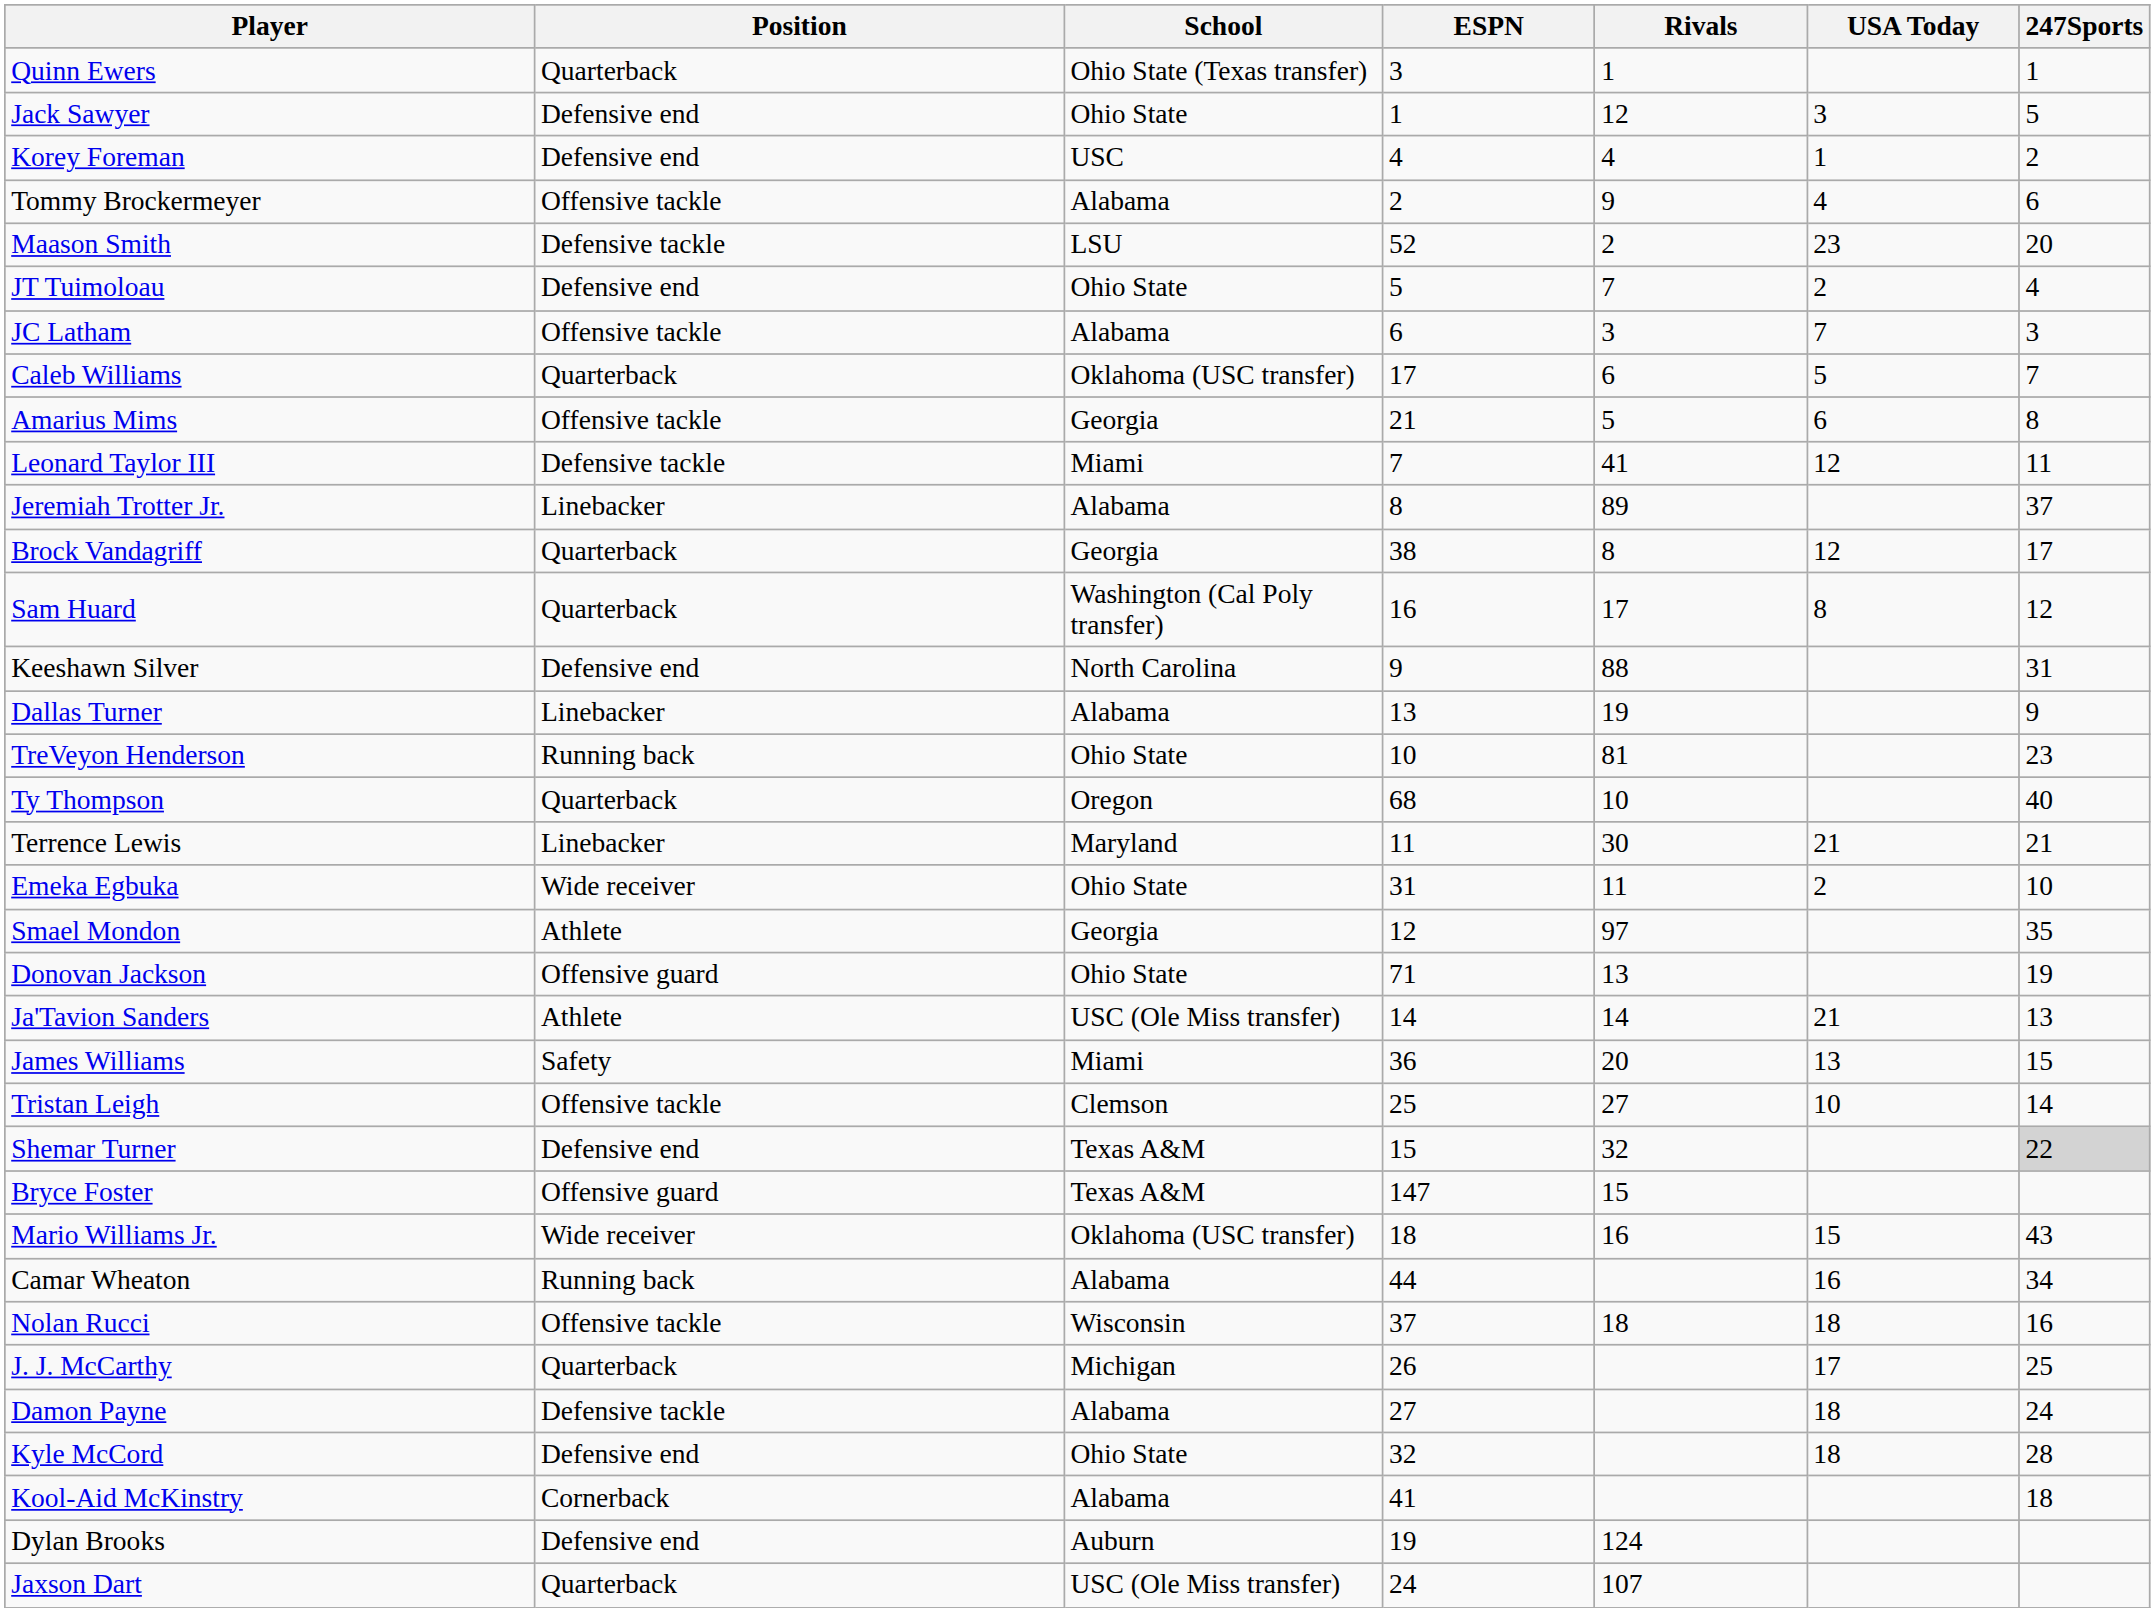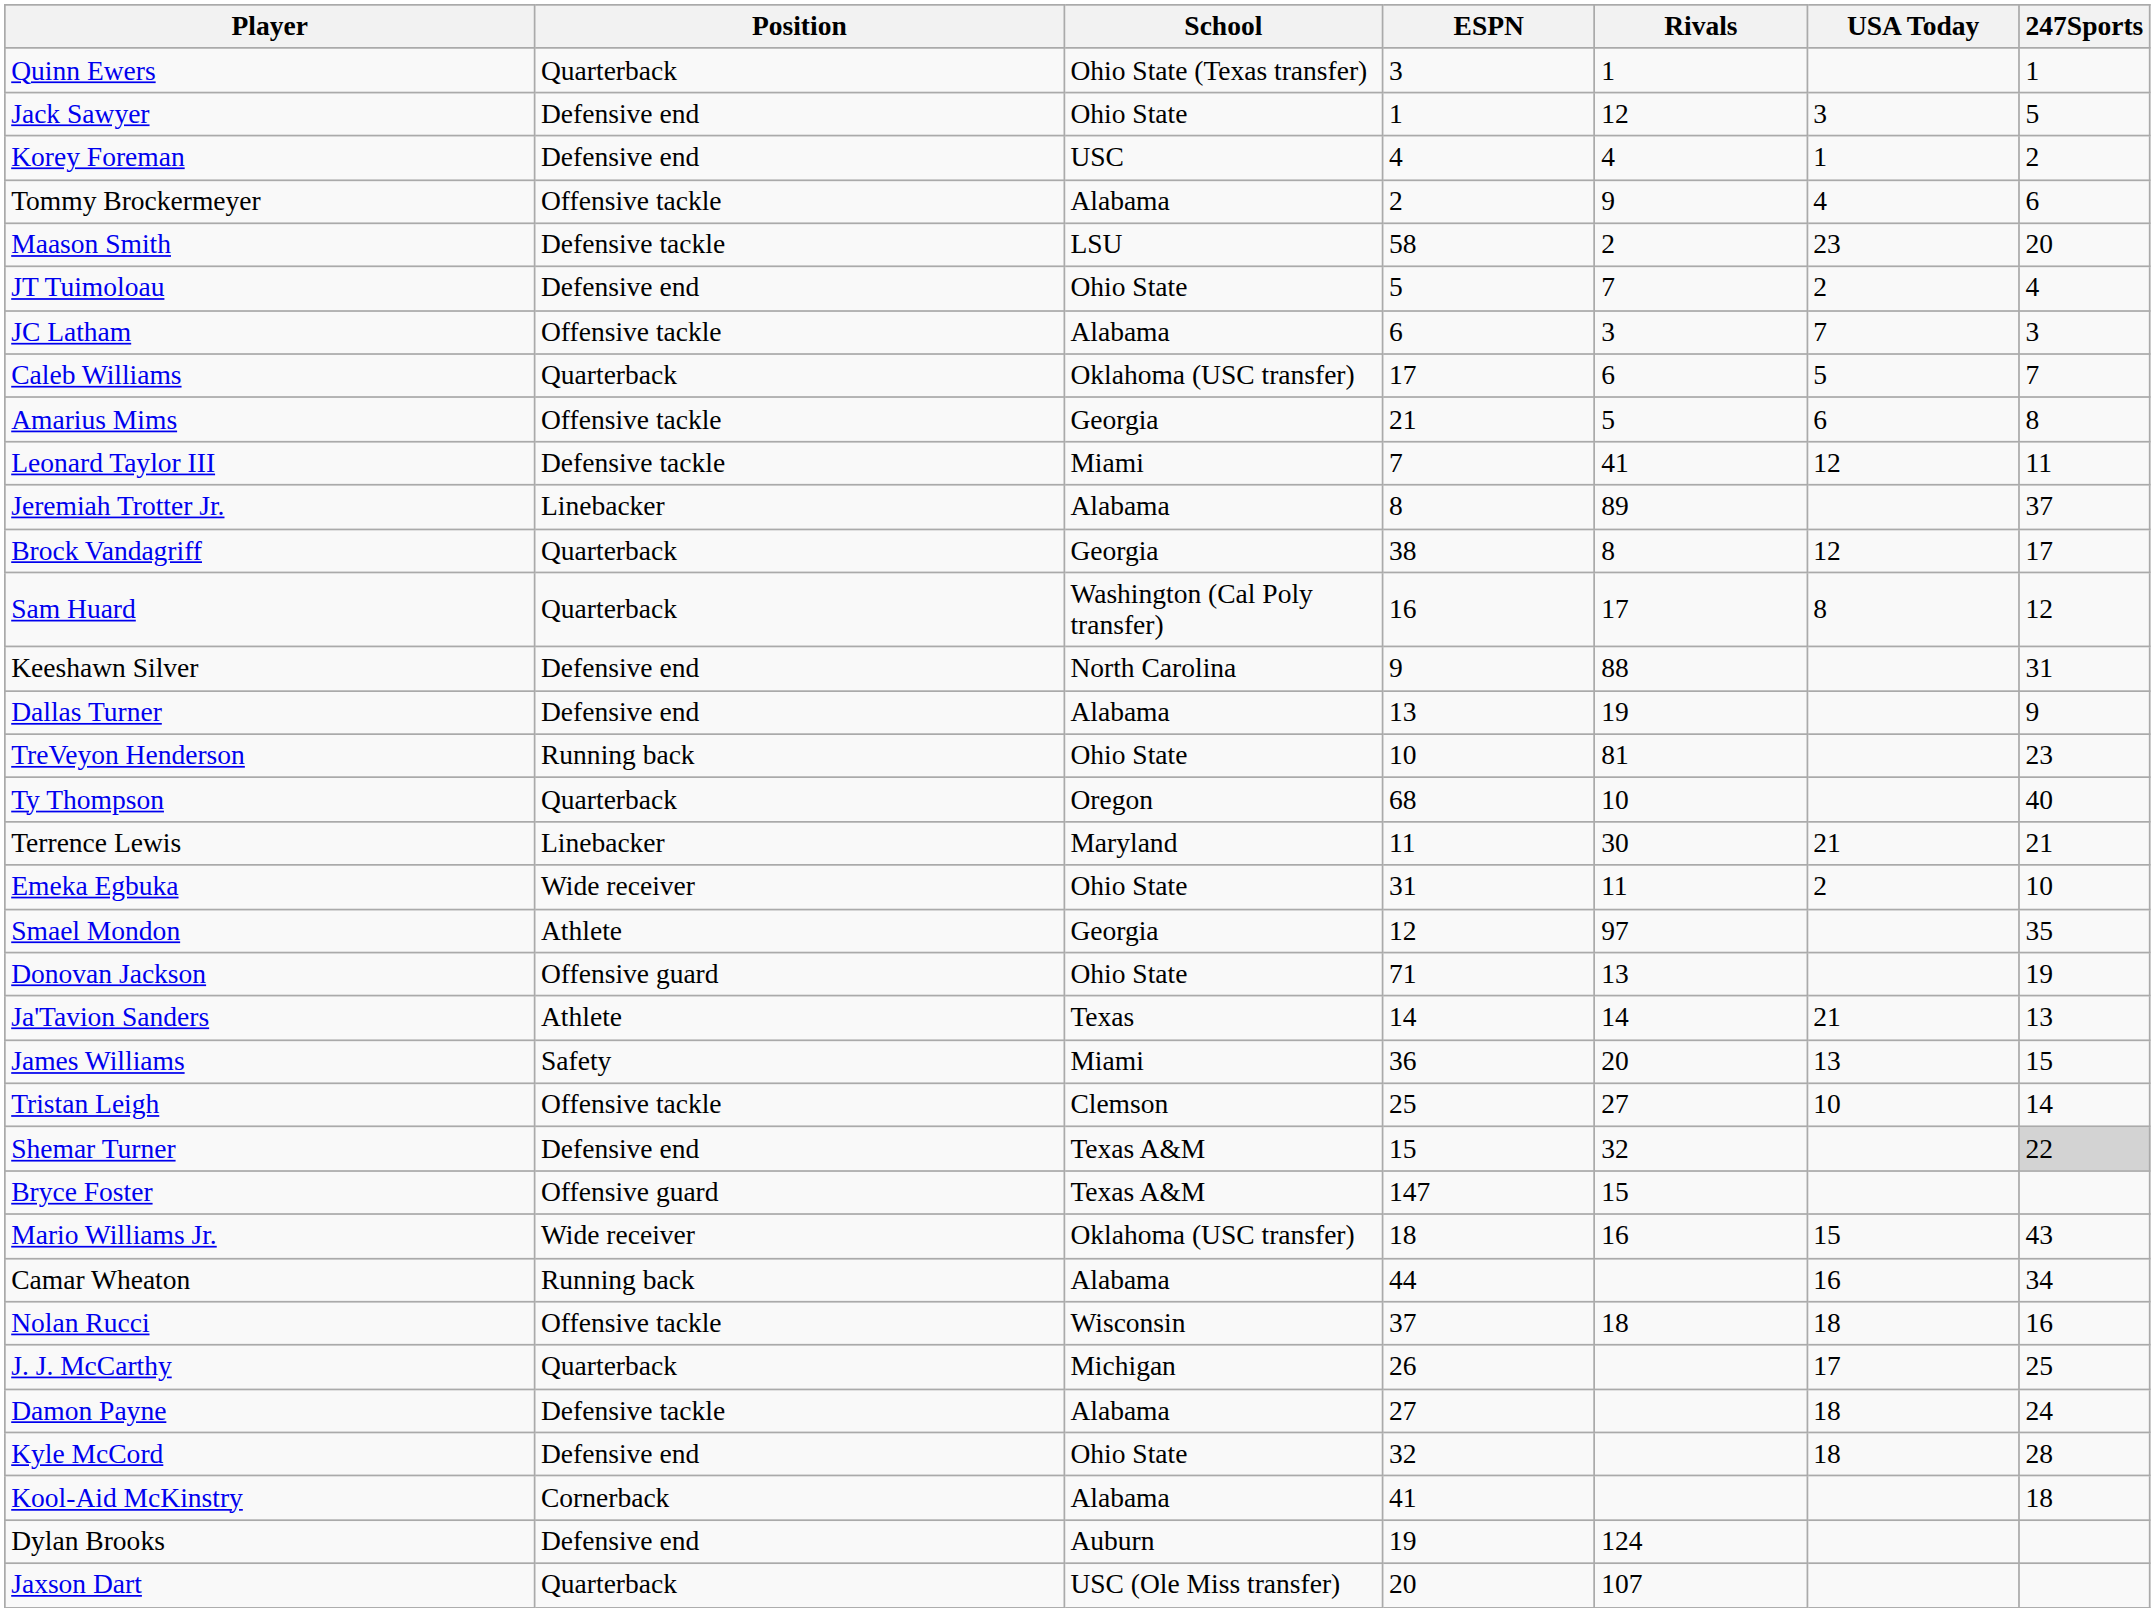(1403, 244) 52 -> (1403, 244) 58
(603, 711) Linebacker -> (620, 711) Defensive end
(1205, 1017) USC (Ole Miss transfer) -> (1102, 1017) Texas
(1403, 1584) 24 -> (1403, 1584) 20
